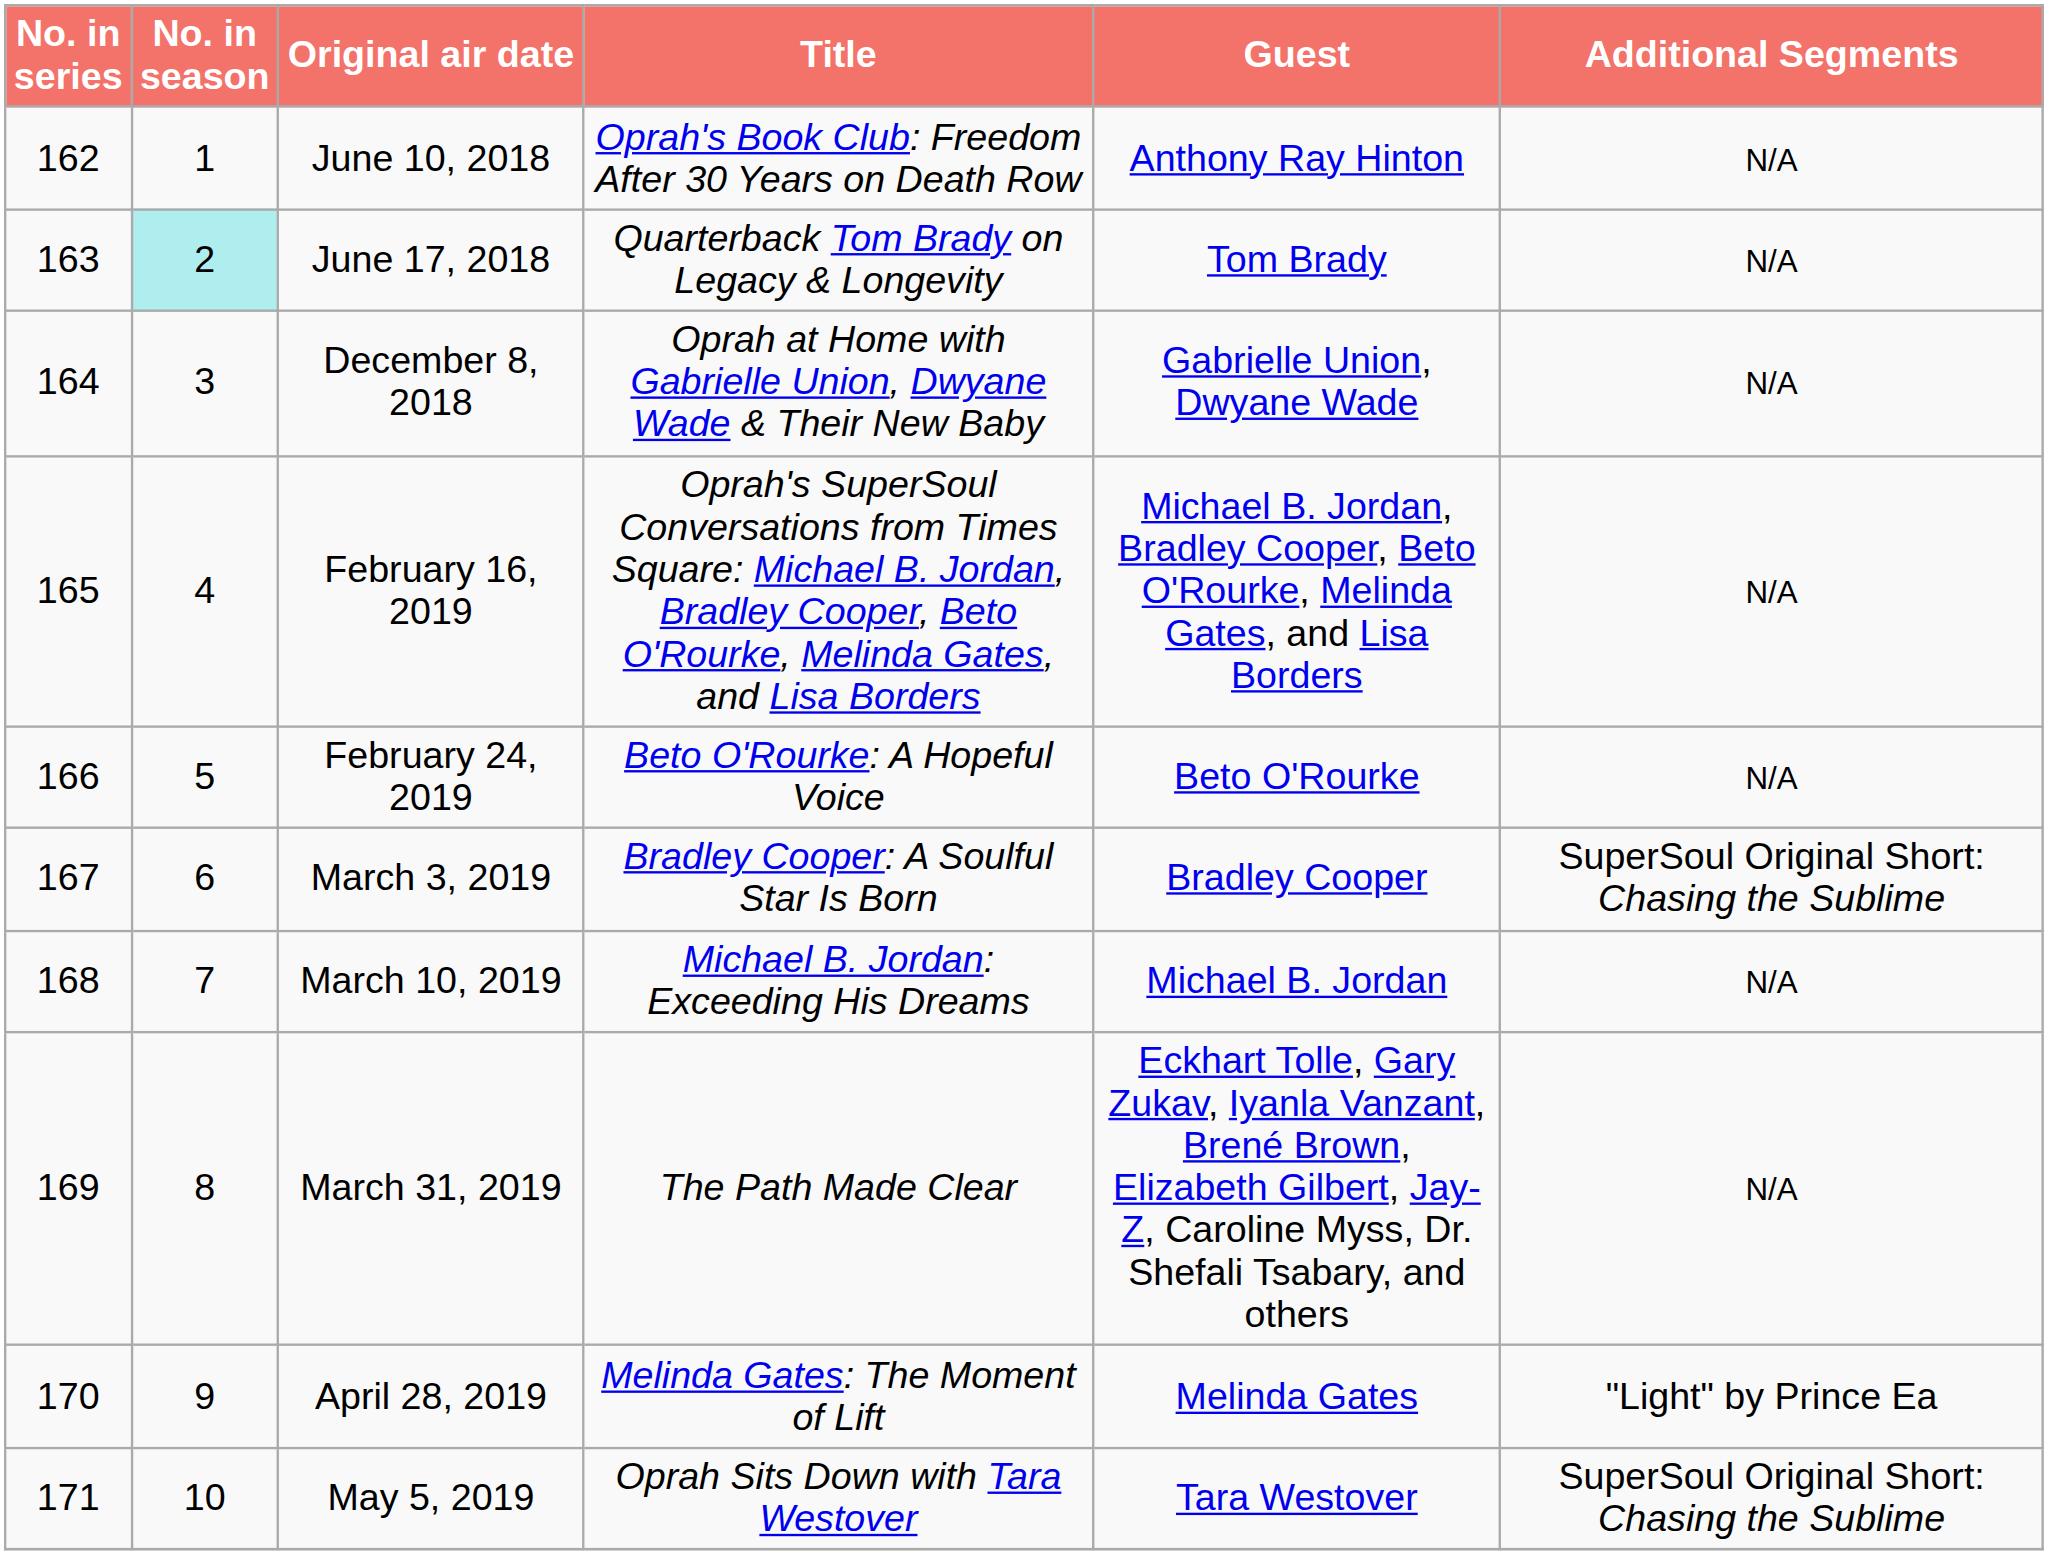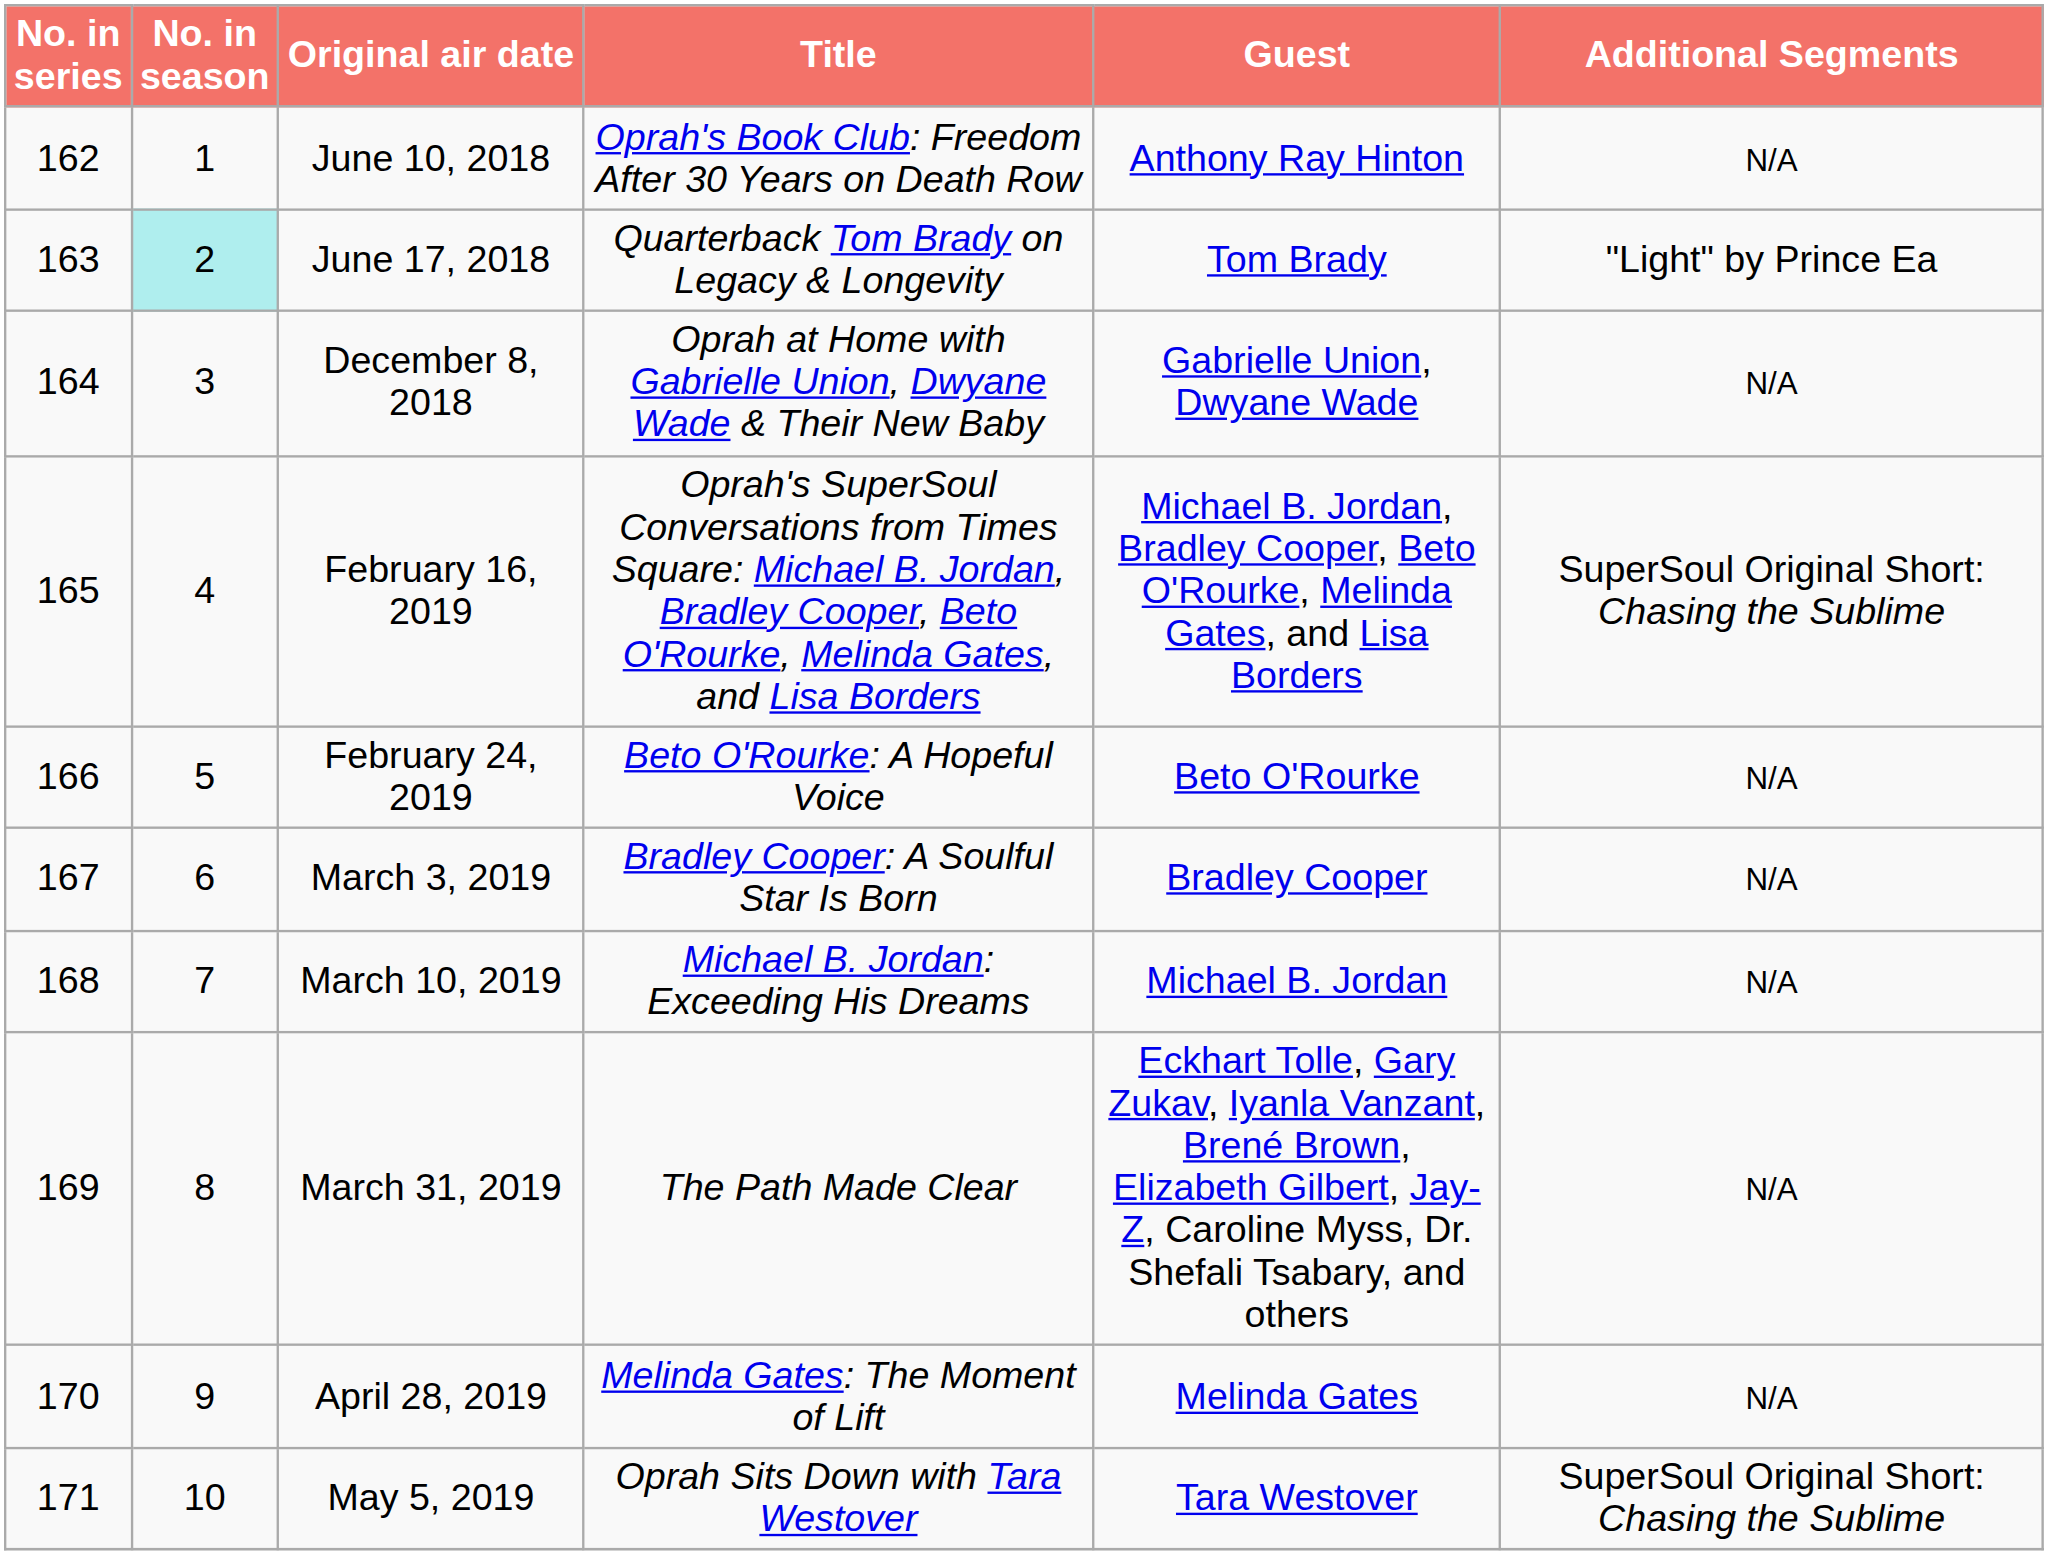(1772, 259) N/A -> (1772, 259) "Light" by Prince Ea
(1772, 590) N/A -> (1772, 590) SuperSoul Original Short: Chasing the Sublime
(1772, 878) SuperSoul Original Short: Chasing the Sublime -> (1772, 878) N/A
(1772, 1395) "Light" by Prince Ea -> (1772, 1395) N/A
